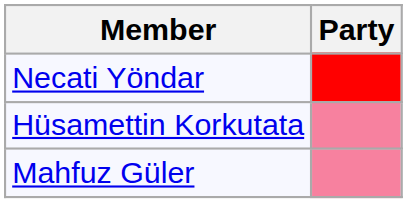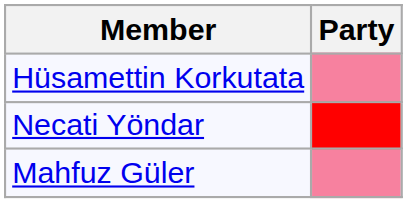rows swapped: (108, 77) <-> (158, 125)
